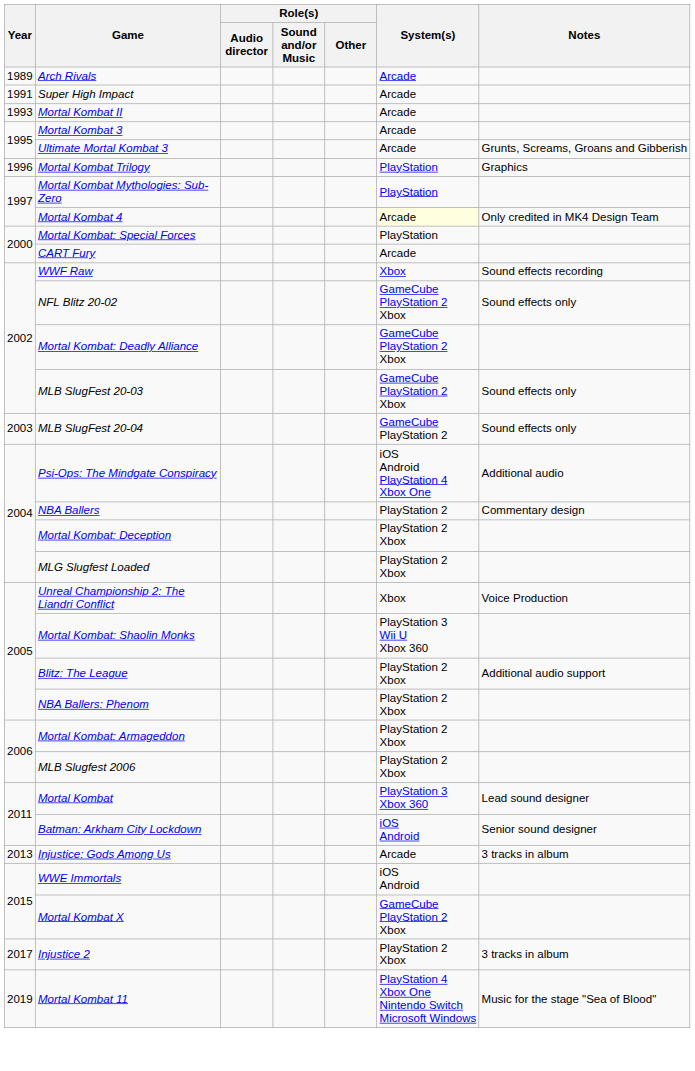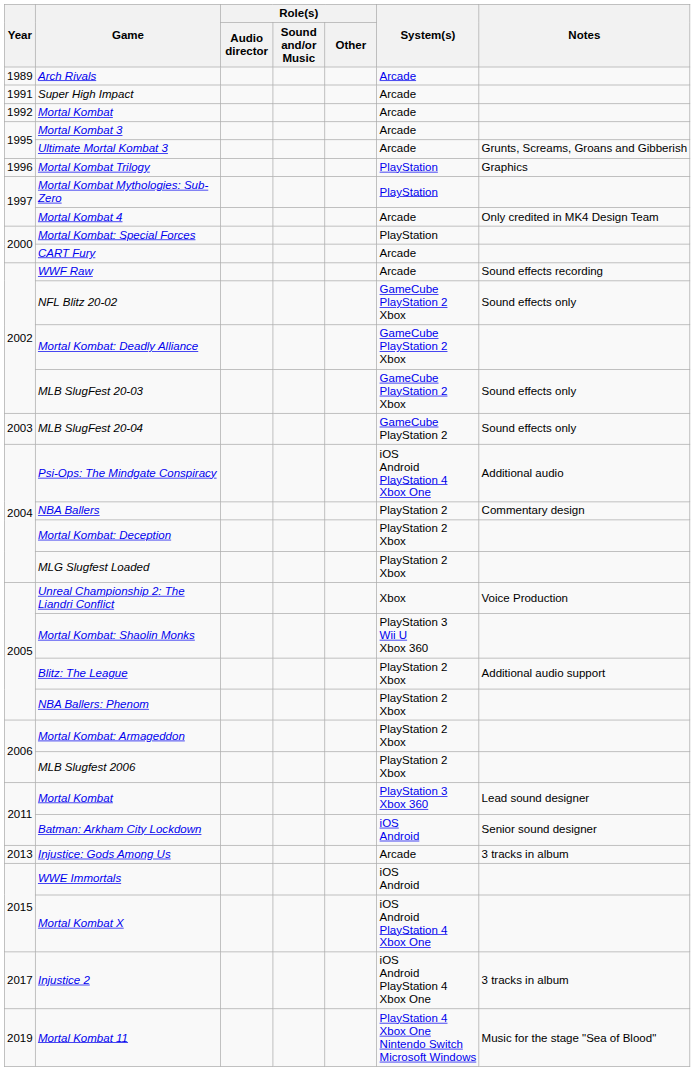+ row: (20, 112)
- row: (20, 112)
(398, 216) lightyellow background -> (398, 216) no background
(393, 271) Xbox -> (398, 271) Arcade
(414, 916) GameCube PlayStation 2 Xbox -> (414, 923) iOS Android PlayStation 4 Xbox One
(414, 954) PlayStation 2 Xbox -> (414, 980) iOS Android PlayStation 4 Xbox One
